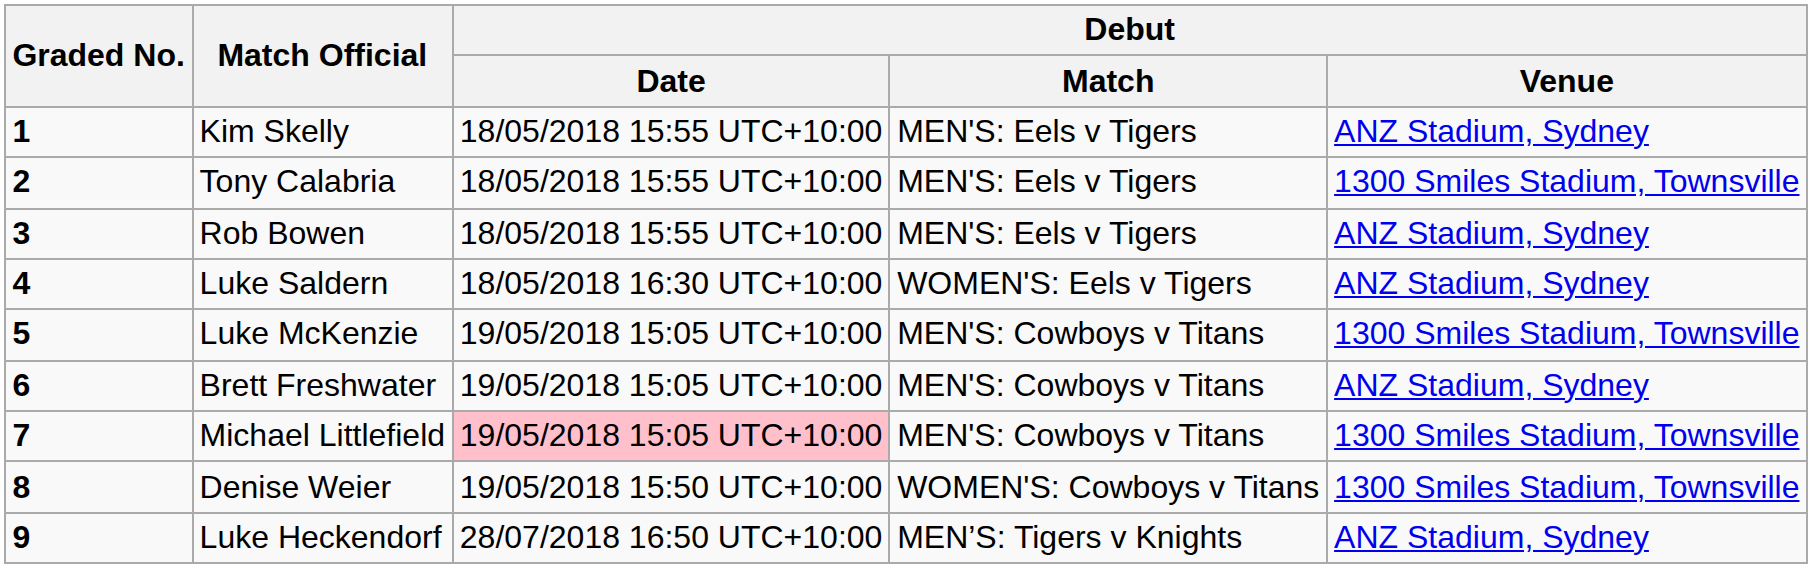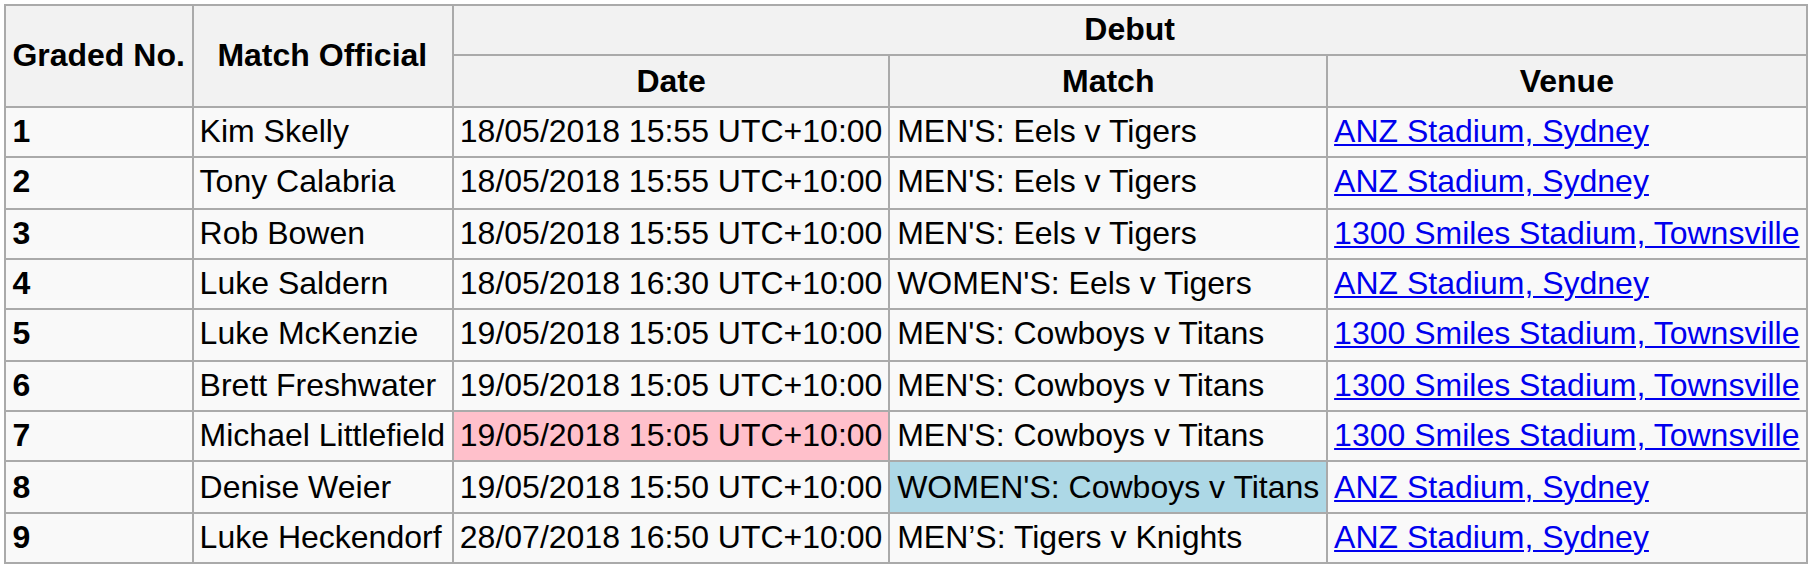(1567, 182) 1300 Smiles Stadium, Townsville -> (1492, 182) ANZ Stadium, Sydney
(1492, 232) ANZ Stadium, Sydney -> (1567, 232) 1300 Smiles Stadium, Townsville
(1492, 385) ANZ Stadium, Sydney -> (1567, 385) 1300 Smiles Stadium, Townsville
(1108, 486) no background -> (1108, 486) lightblue background
(1567, 486) 1300 Smiles Stadium, Townsville -> (1492, 486) ANZ Stadium, Sydney
